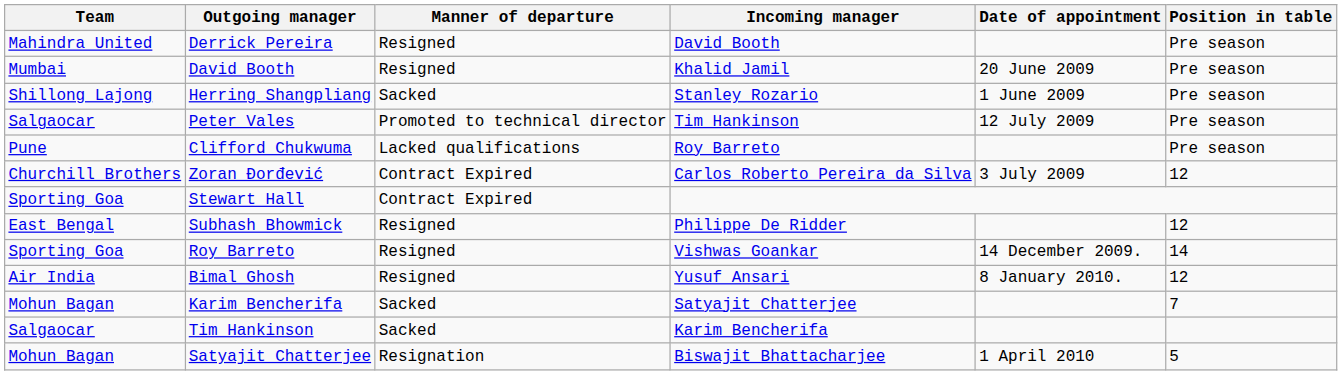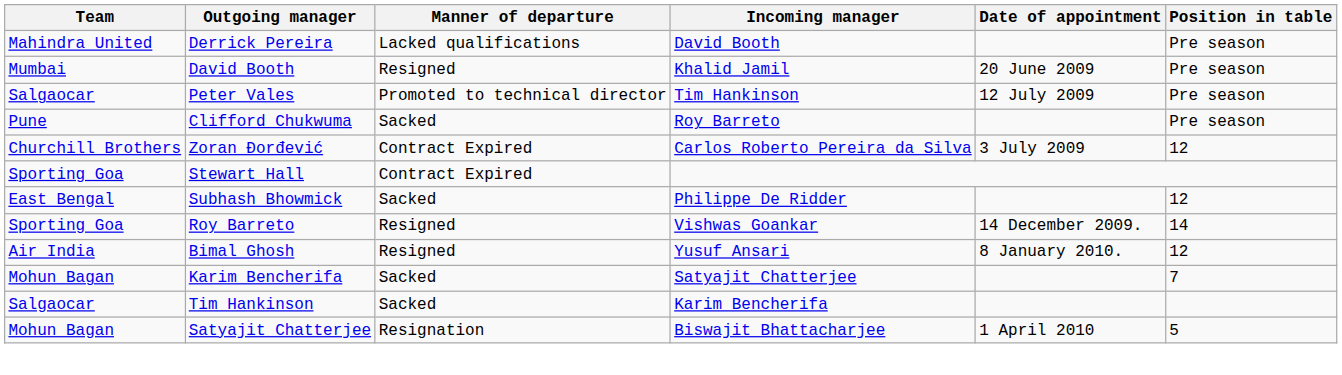(417, 44) Resigned -> (479, 44) Lacked qualifications
- row: (280, 96)
(479, 148) Lacked qualifications -> (407, 122) Sacked
(417, 226) Resigned -> (407, 200) Sacked
